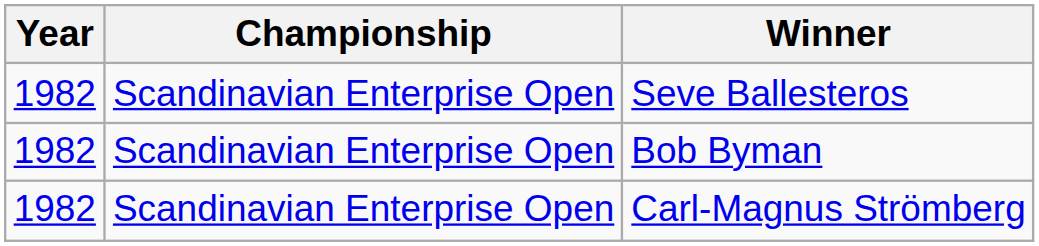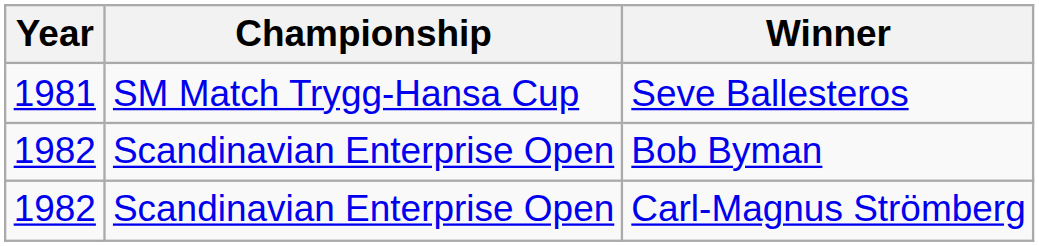(55, 92) 1982 -> (55, 92) 1981
(364, 92) Scandinavian Enterprise Open -> (346, 92) SM Match Trygg-Hansa Cup
